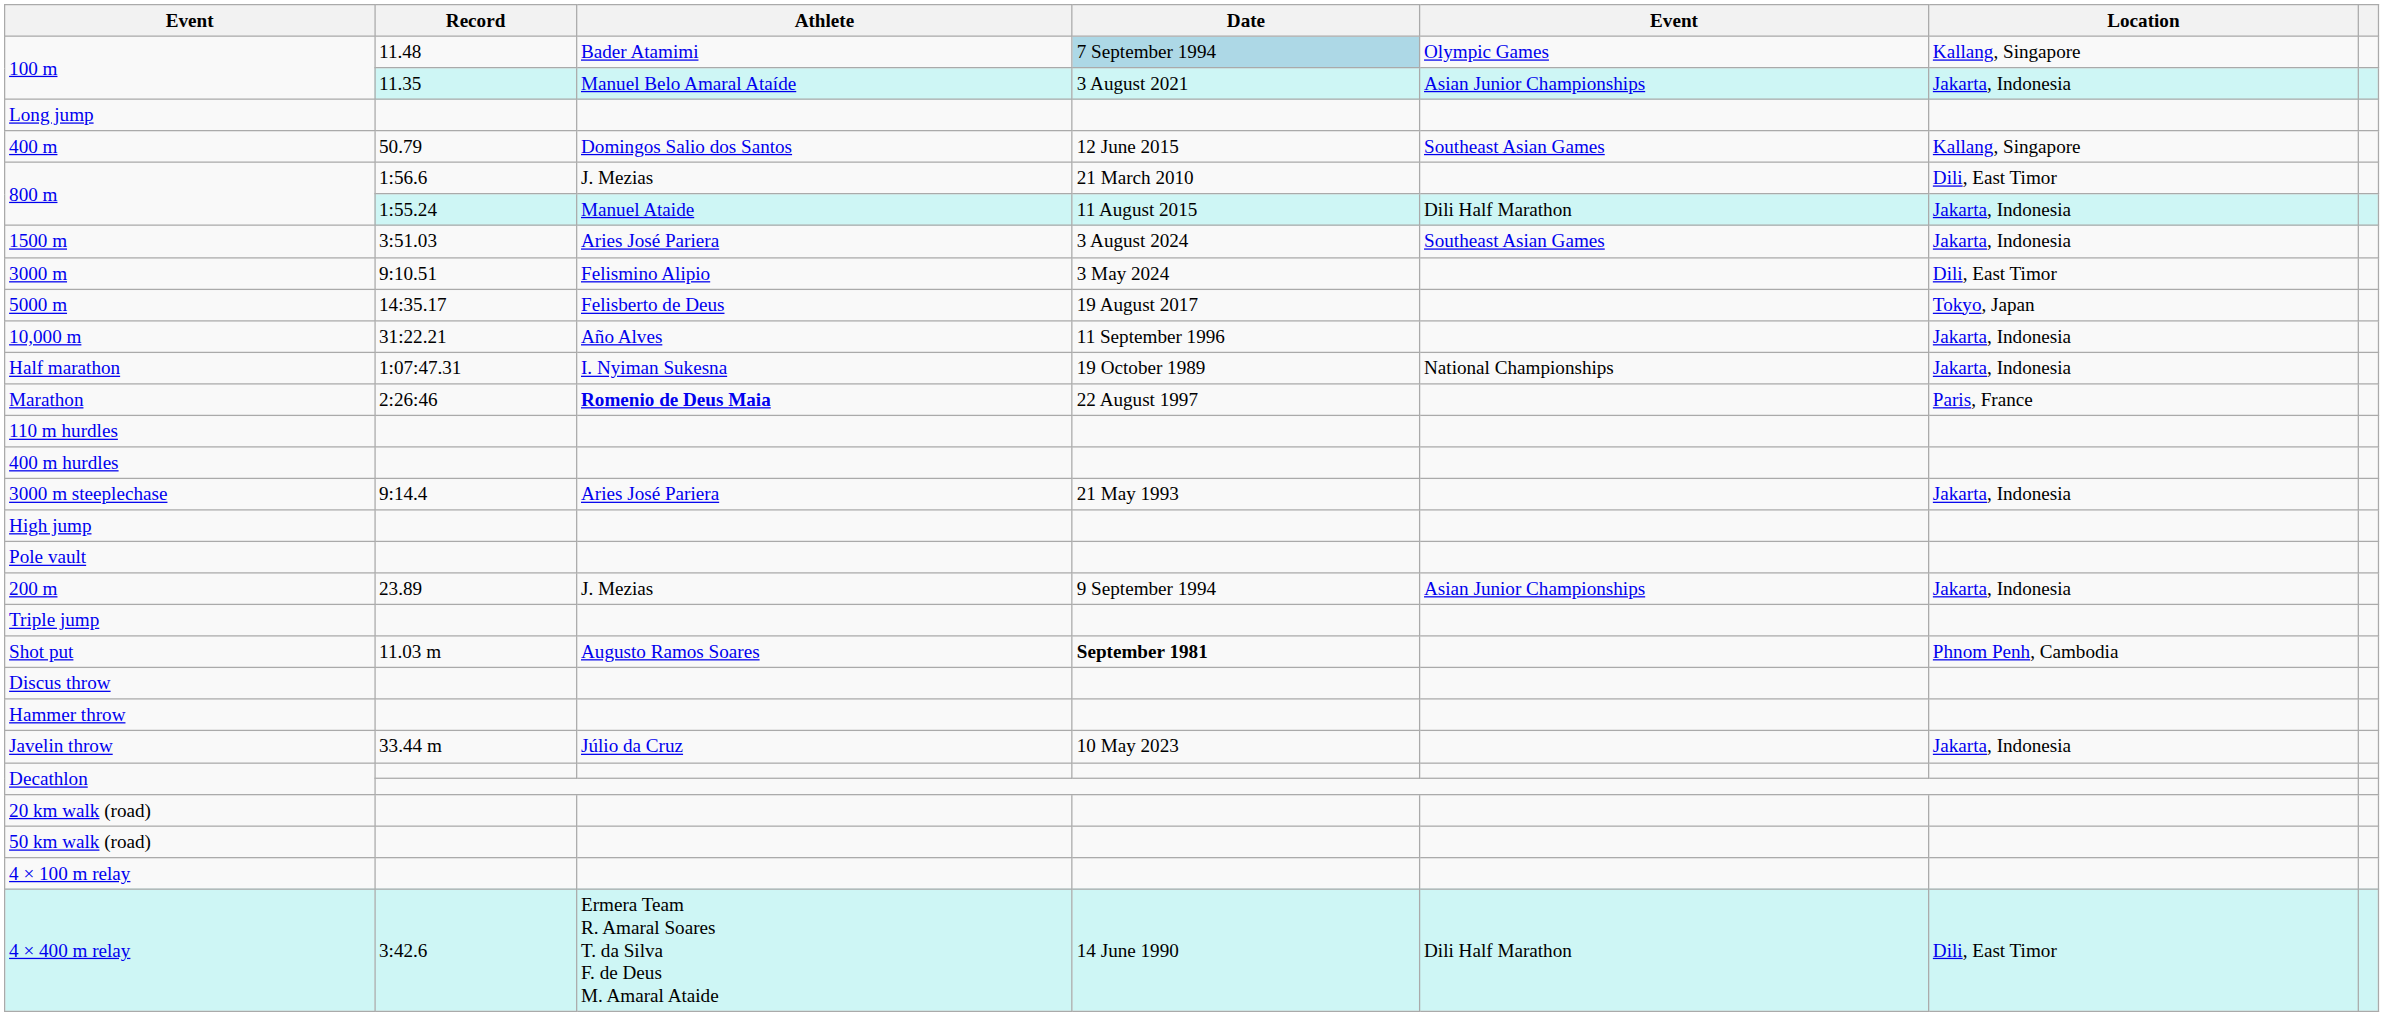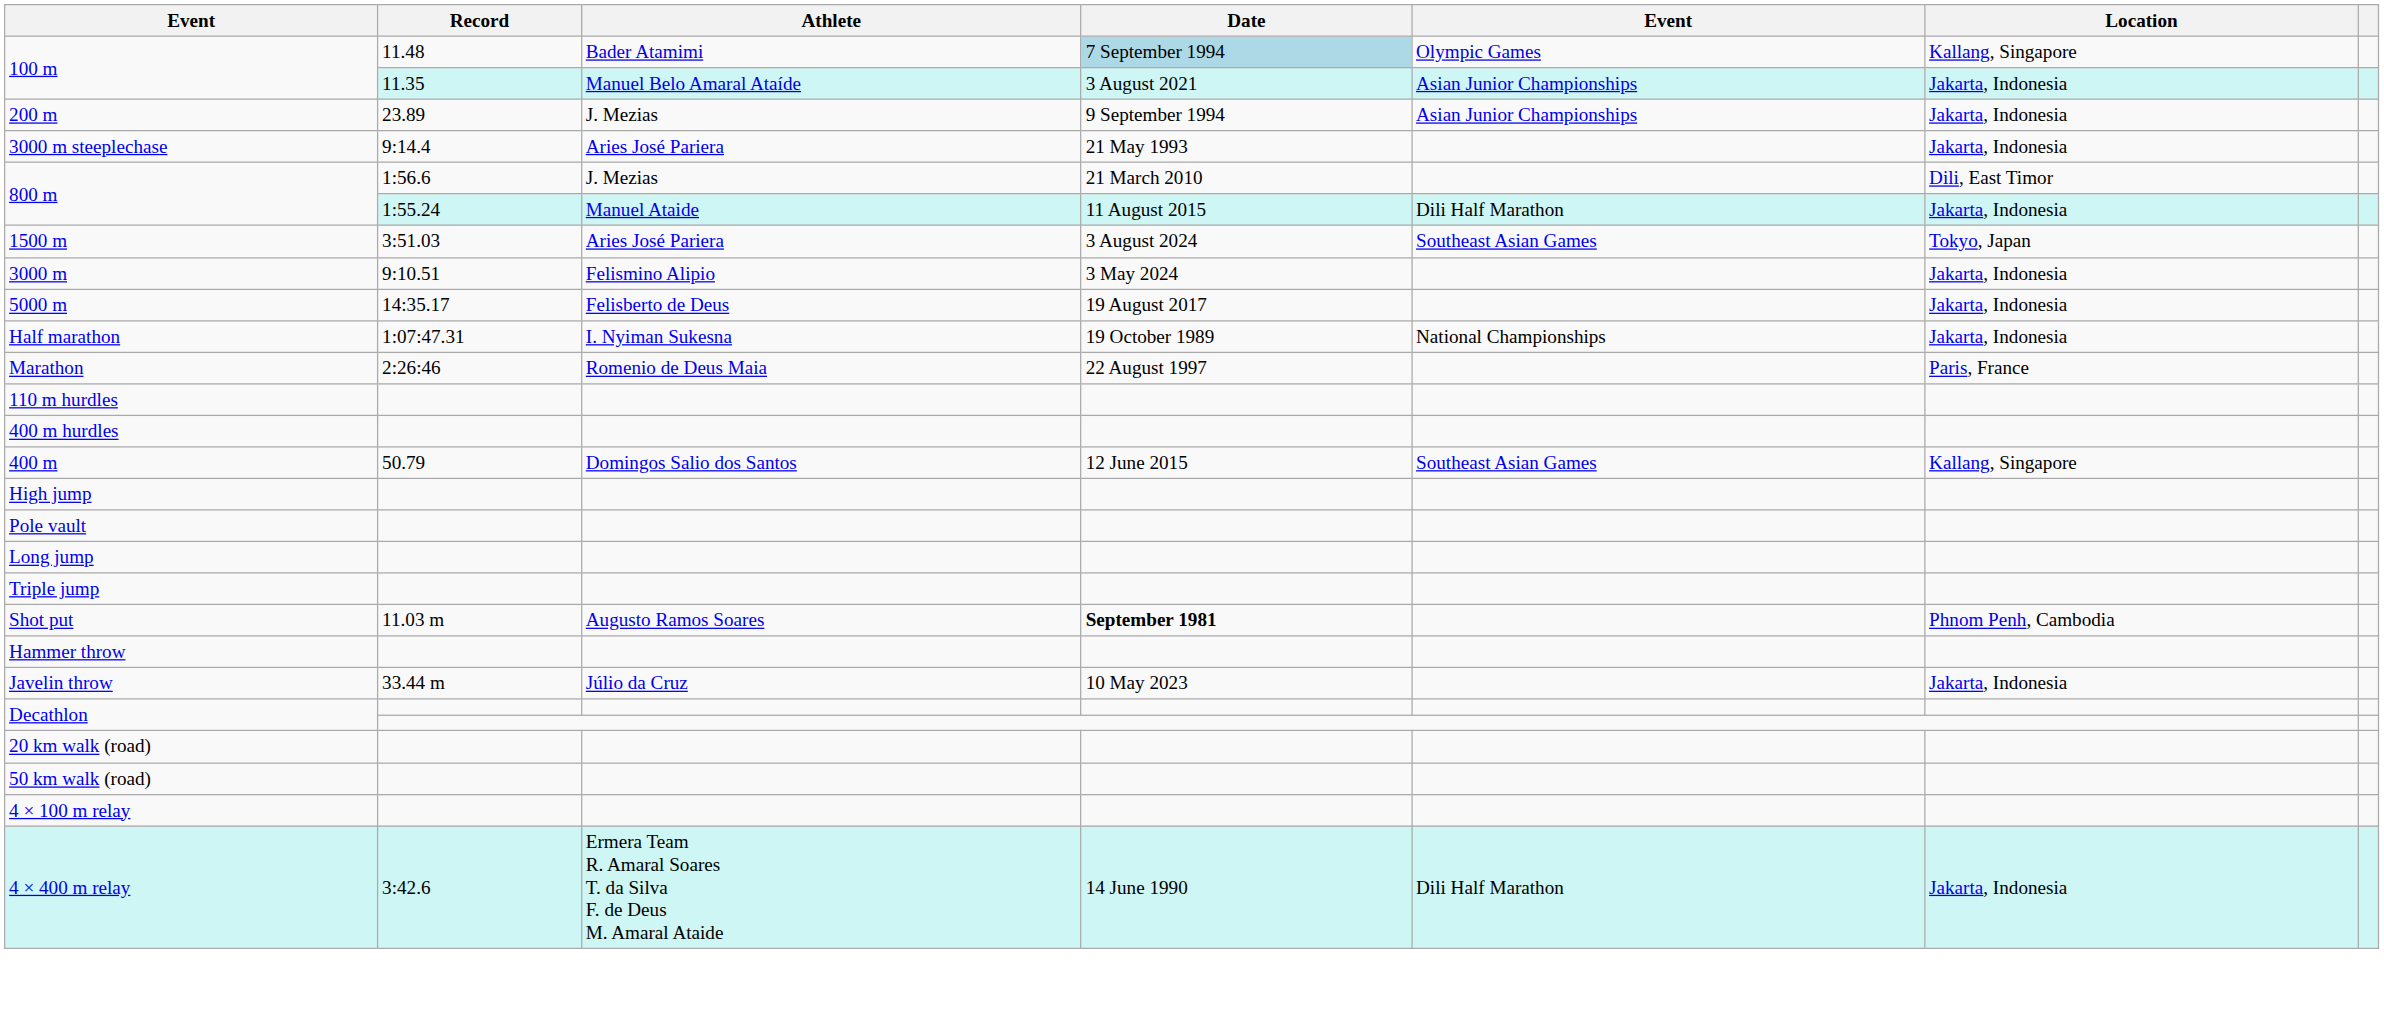rows swapped: (33, 588) <-> (51, 115)
rows swapped: (33, 146) <-> (88, 494)
(2002, 241) Jakarta, Indonesia -> (1980, 241) Tokyo, Japan
(1995, 273) Dili, East Timor -> (1998, 273) Jakarta, Indonesia
(1984, 304) Tokyo, Japan -> (1998, 304) Jakarta, Indonesia
- row: (45, 336)
(676, 399) bold -> (676, 367) normal
- row: (60, 683)
(1995, 950) Dili, East Timor -> (1998, 886) Jakarta, Indonesia
